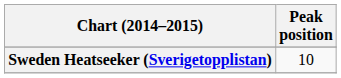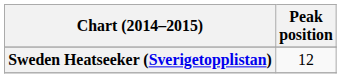(306, 60) 10 -> (306, 60) 12
